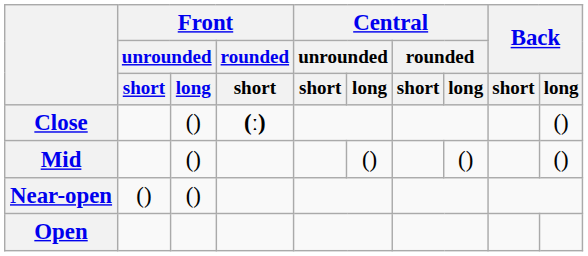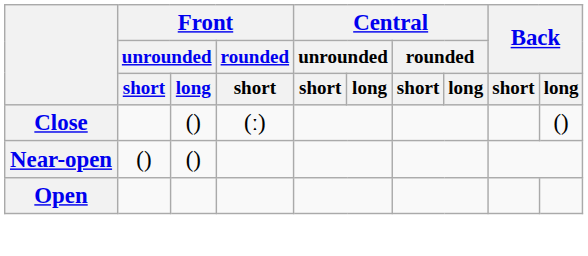(255, 122) bold -> (255, 122) normal
- row: (61, 159)
